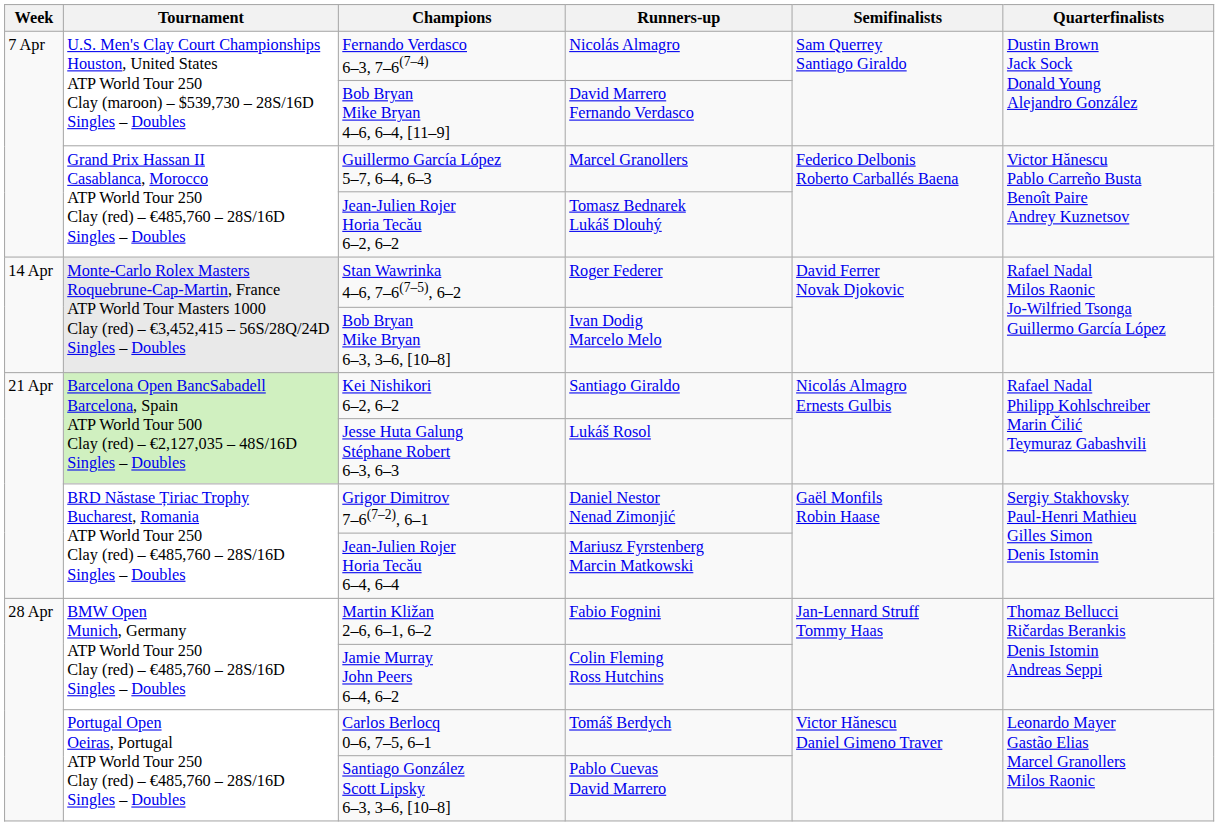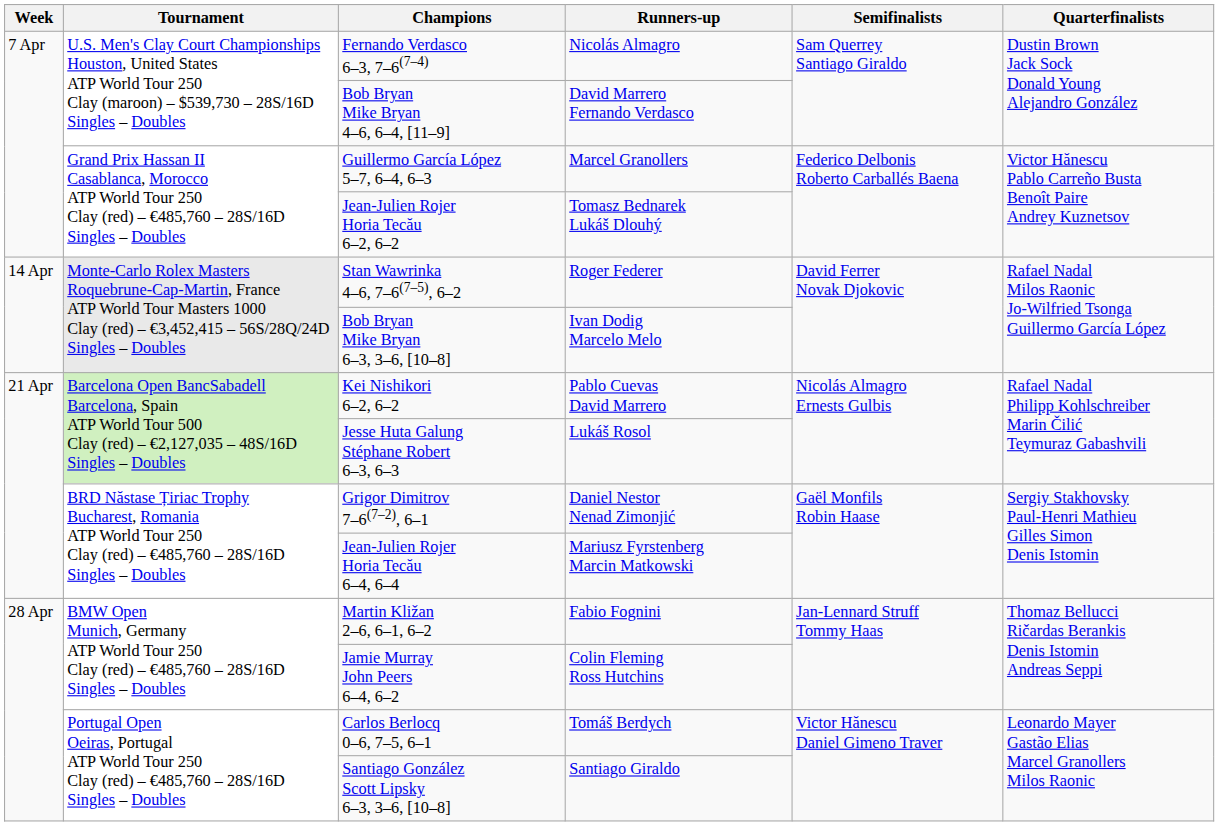(624, 385) Santiago Giraldo -> (618, 395) Pablo Cuevas David Marrero
(618, 778) Pablo Cuevas David Marrero -> (624, 769) Santiago Giraldo
